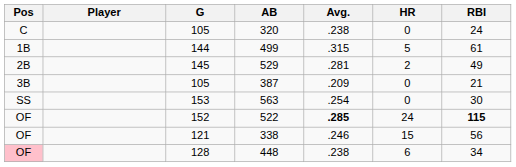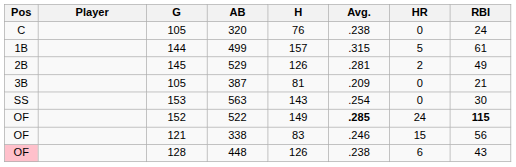+ column: (298, 13)
(477, 153) 34 -> (481, 153) 43
